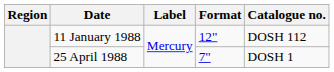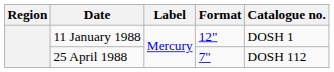(277, 36) DOSH 112 -> (271, 36) DOSH 1
(271, 57) DOSH 1 -> (277, 57) DOSH 112
